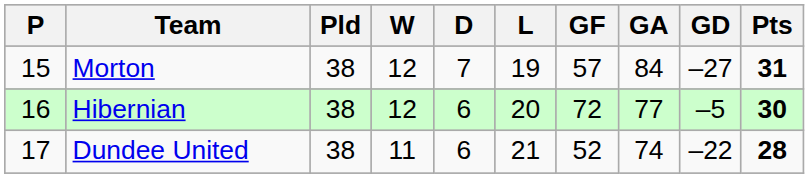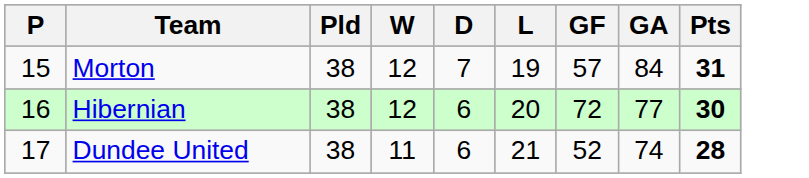- column: (711, 25)
